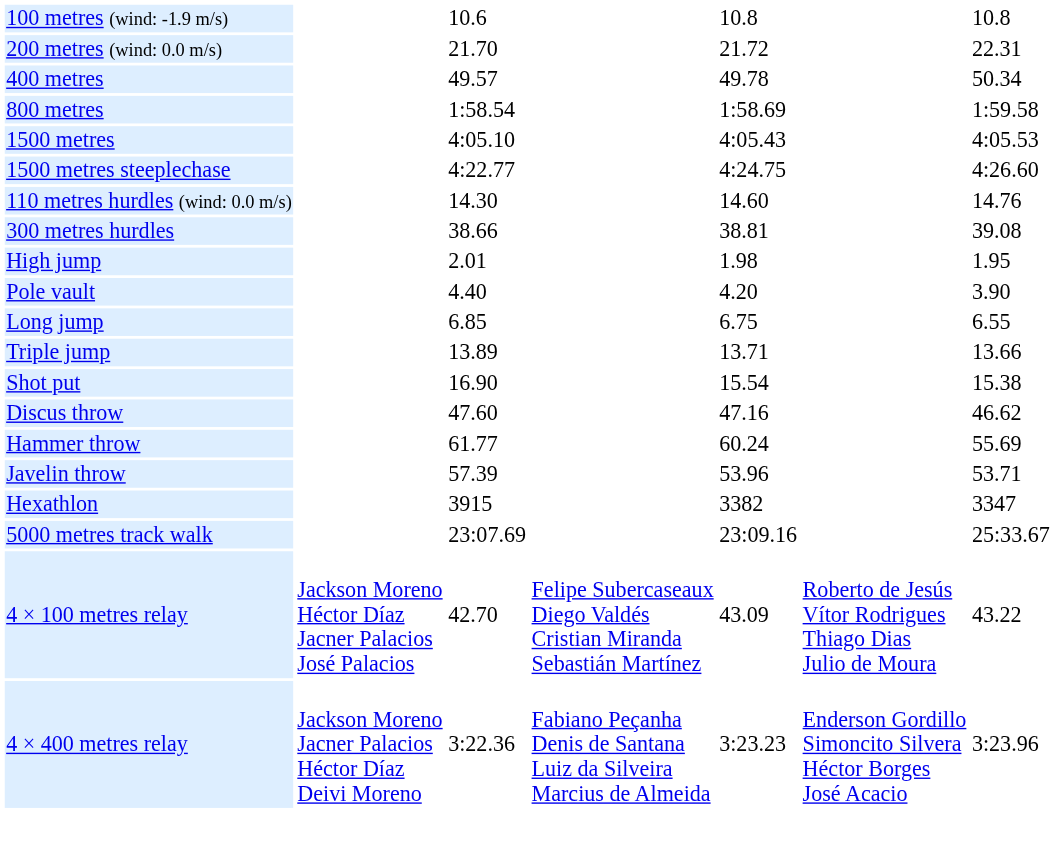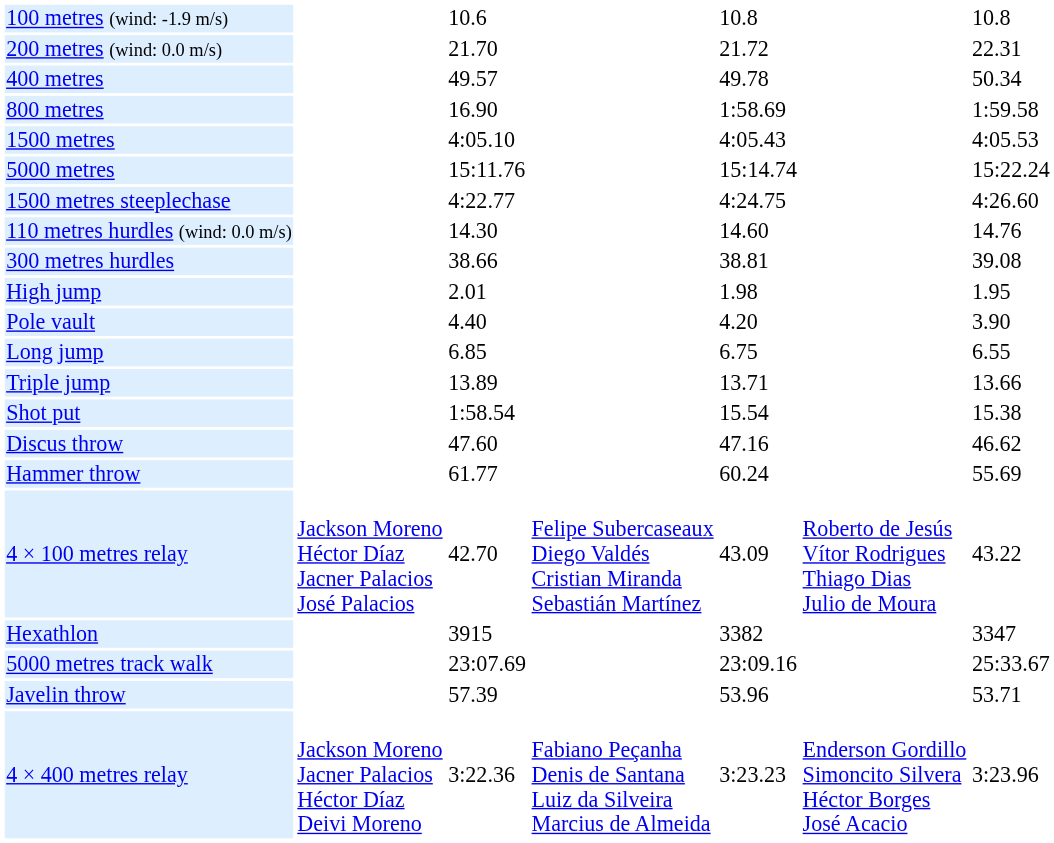(482, 109) 1:58.54 -> (473, 109) 16.90
+ row: (60, 170)
(473, 382) 16.90 -> (482, 413) 1:58.54
rows swapped: (66, 473) <-> (97, 614)
